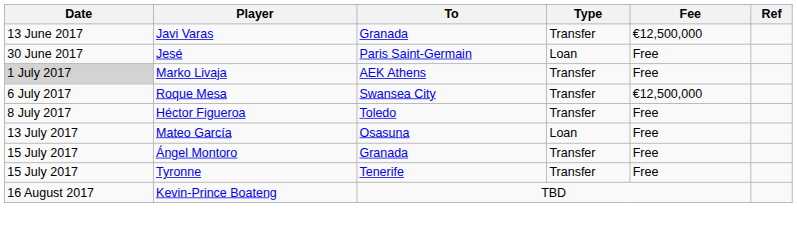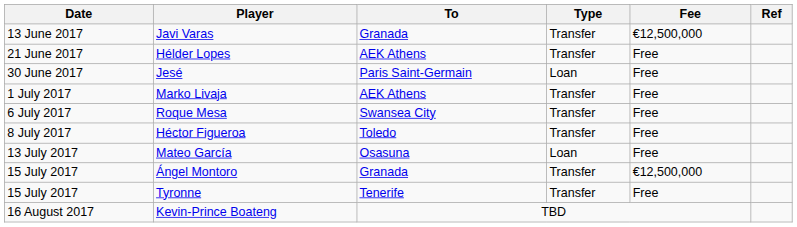+ row: (193, 53)
(39, 73) lightgrey background -> (39, 93) no background
(667, 93) €12,500,000 -> (646, 113) Free
(646, 152) Free -> (667, 172) €12,500,000
